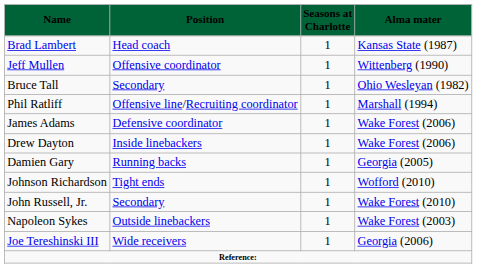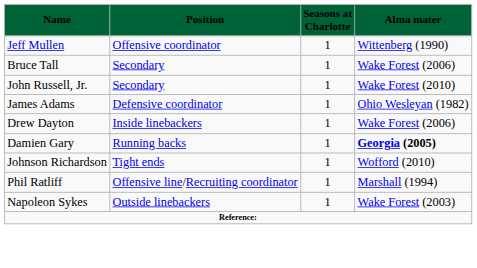- row: (42, 45)
(413, 84) Ohio Wesleyan (1982) -> (406, 65) Wake Forest (2006)
rows swapped: (35, 104) <-> (47, 201)
(406, 123) Wake Forest (2006) -> (413, 104) Ohio Wesleyan (1982)
(395, 162) normal -> (397, 143) bold
- row: (53, 241)
